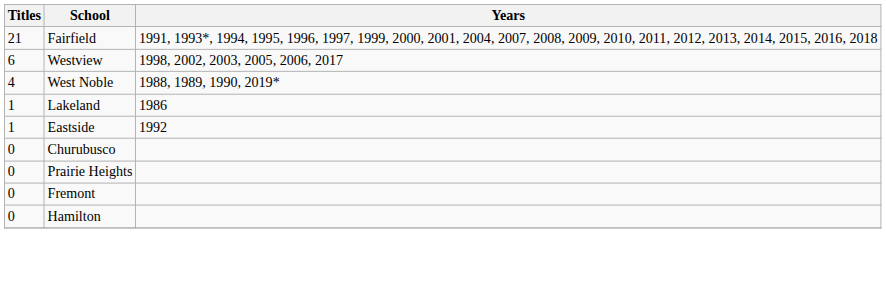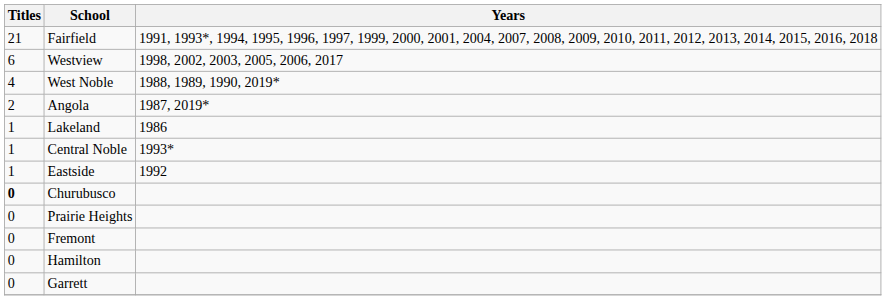+ row: (68, 104)
+ row: (87, 149)
(11, 149) normal -> (11, 194) bold
+ row: (67, 283)
